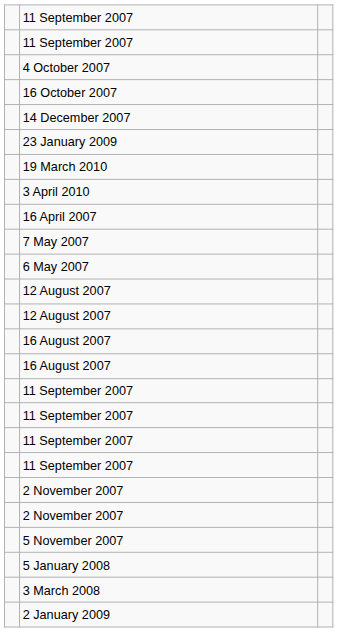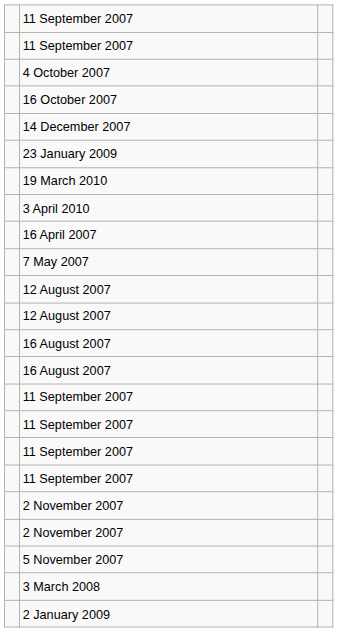- row: (12, 266)
- row: (12, 565)
